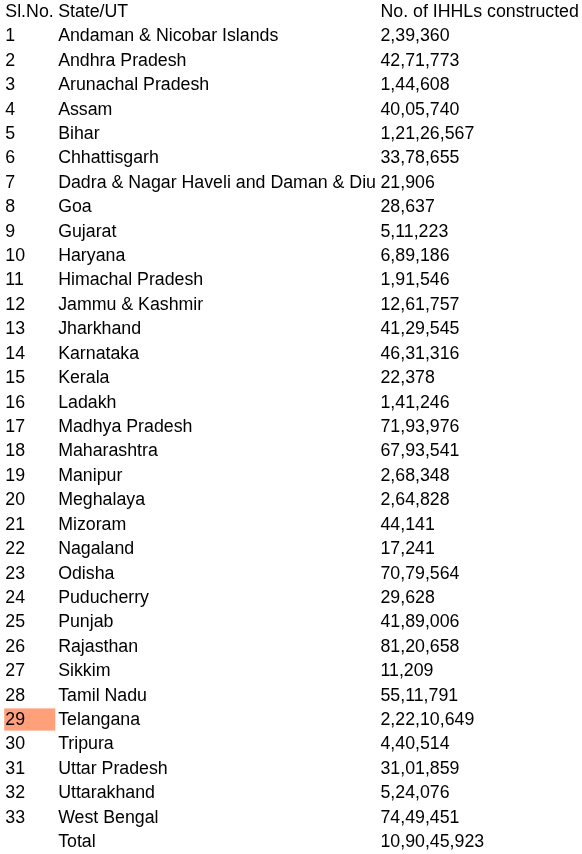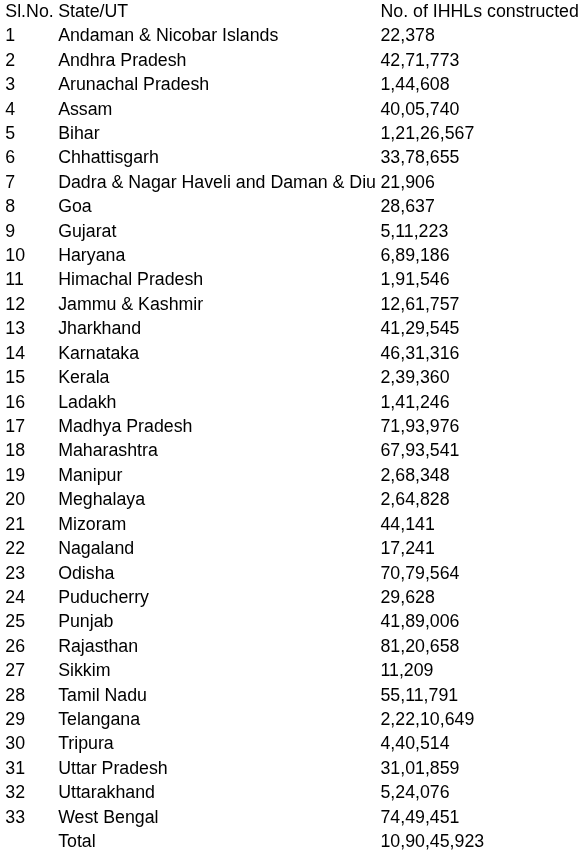(415, 35) 2,39,360 -> (408, 35) 22,378
(408, 377) 22,378 -> (415, 377) 2,39,360
(15, 719) lightsalmon background -> (15, 719) no background
